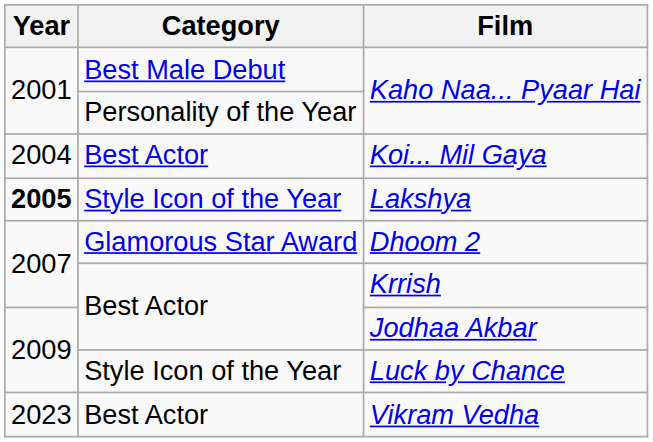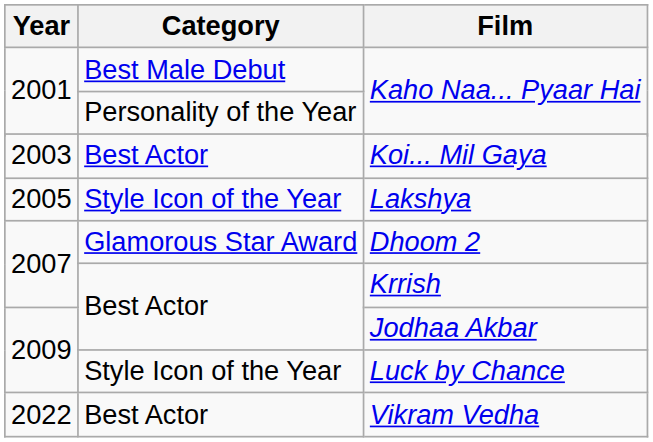(41, 155) 2004 -> (41, 155) 2003
(41, 198) bold -> (41, 198) normal
(41, 414) 2023 -> (41, 414) 2022
